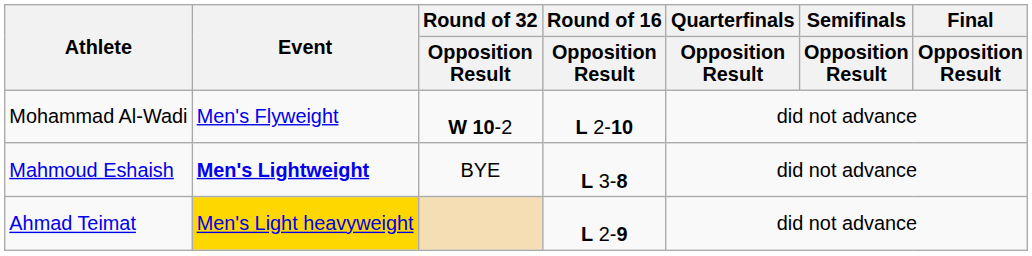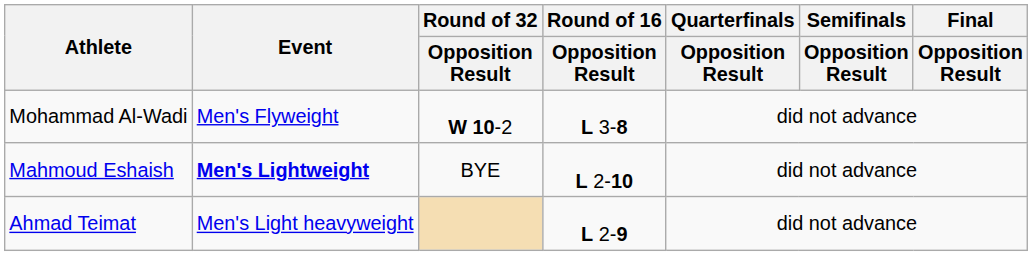(604, 128) L 2-10 -> (604, 128) L 3-8
(604, 181) L 3-8 -> (604, 181) L 2-10
(305, 224) gold background -> (305, 224) no background
